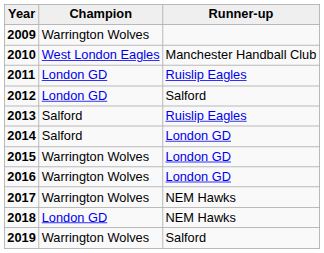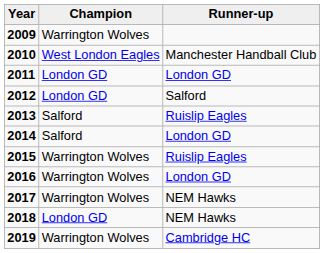(206, 75) Ruislip Eagles -> (198, 75) London GD
(198, 156) London GD -> (206, 156) Ruislip Eagles
(186, 237) Salford -> (208, 237) Cambridge HC
